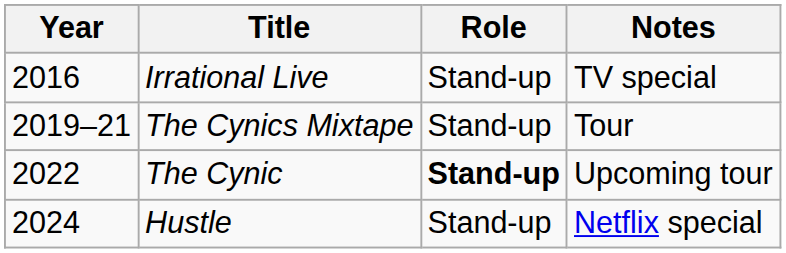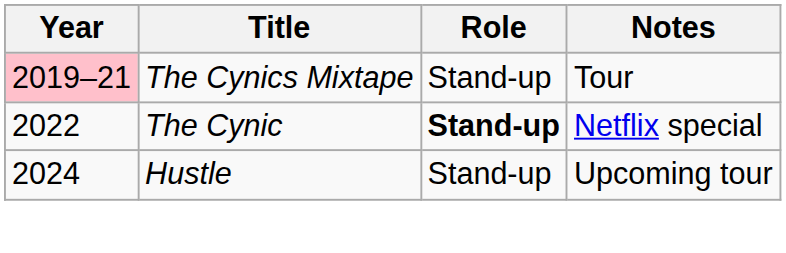- row: (237, 77)
(71, 125) no background -> (71, 77) pink background
(673, 174) Upcoming tour -> (668, 125) Netflix special
(668, 222) Netflix special -> (673, 174) Upcoming tour
